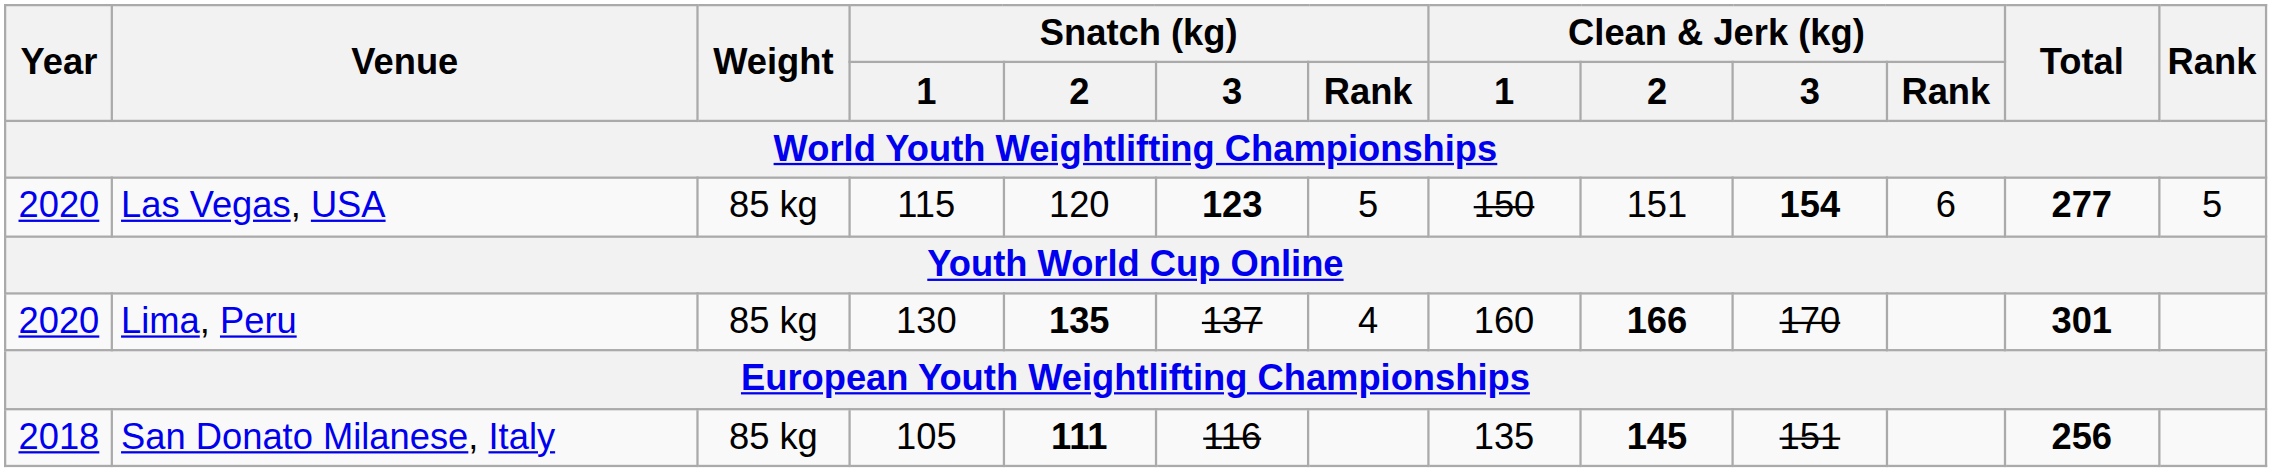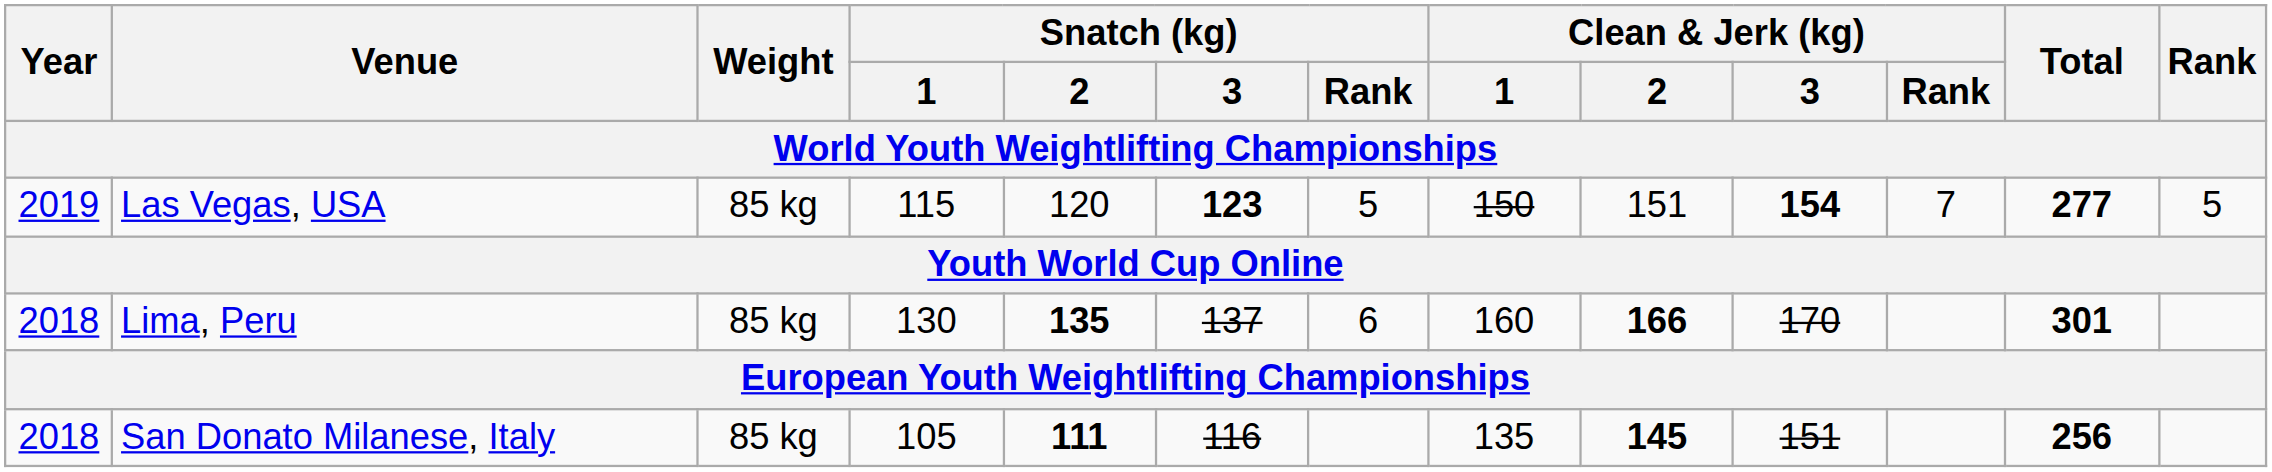(59, 206) 2020 -> (59, 206) 2019
(1946, 206) 6 -> (1946, 206) 7
(59, 321) 2020 -> (59, 321) 2018
(1368, 321) 4 -> (1368, 321) 6
